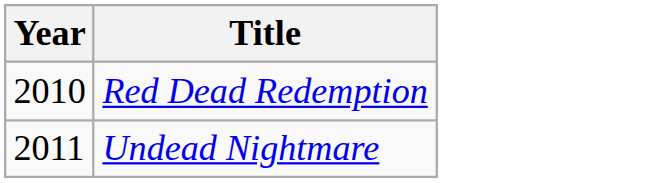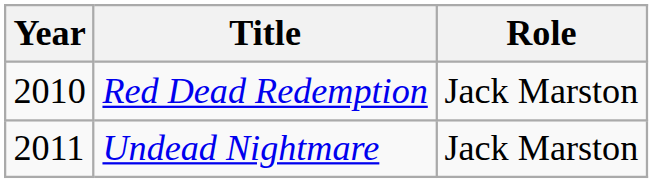+ column: (541, 33)
